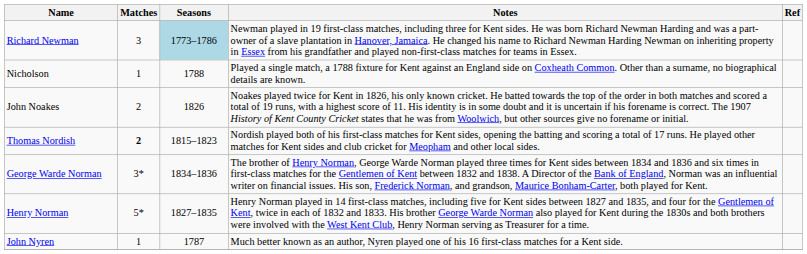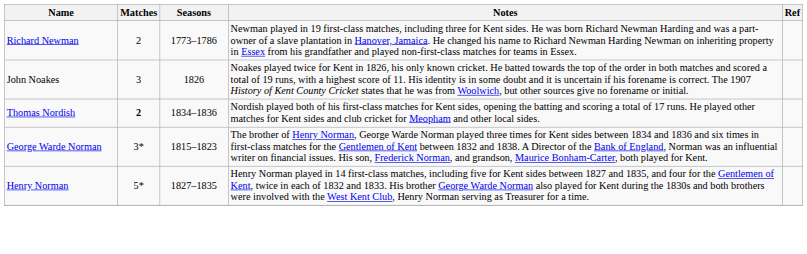(139, 40) 3 -> (139, 40) 2
(194, 40) lightblue background -> (194, 40) no background
- row: (28, 73)
(139, 107) 2 -> (139, 79) 3
(194, 140) 1815–1823 -> (194, 113) 1834–1836
(194, 174) 1834–1836 -> (194, 146) 1815–1823
- row: (30, 241)
